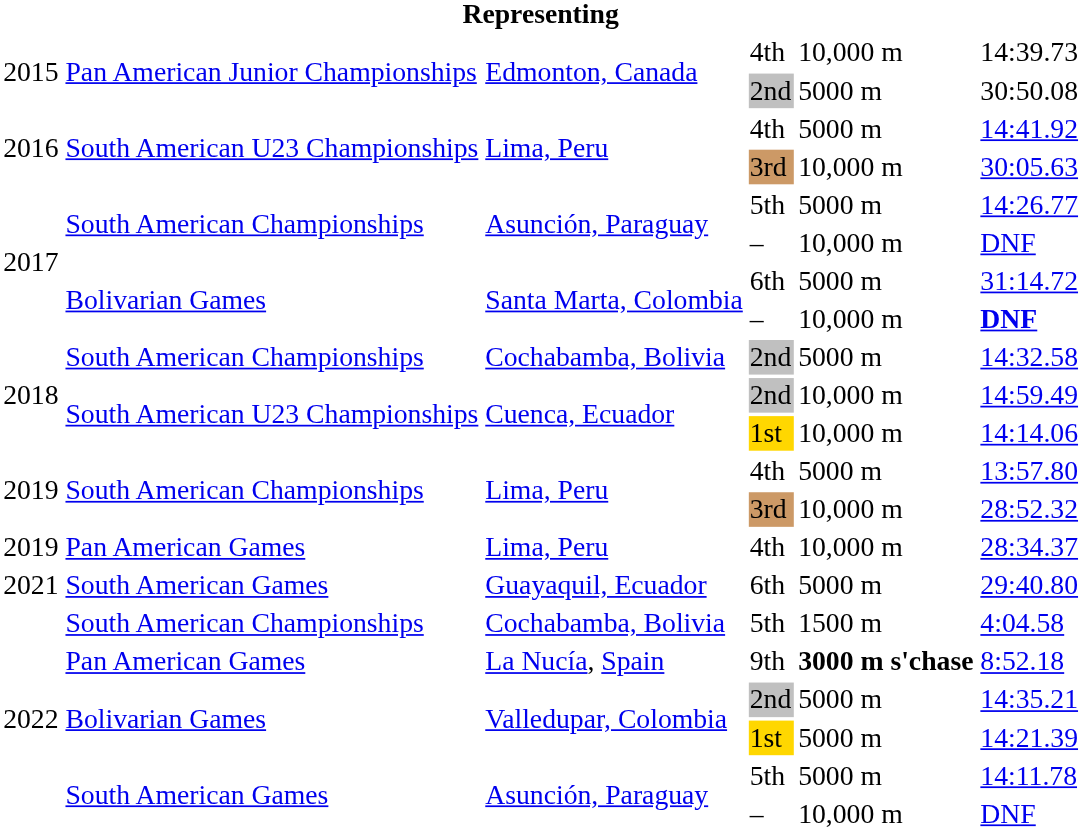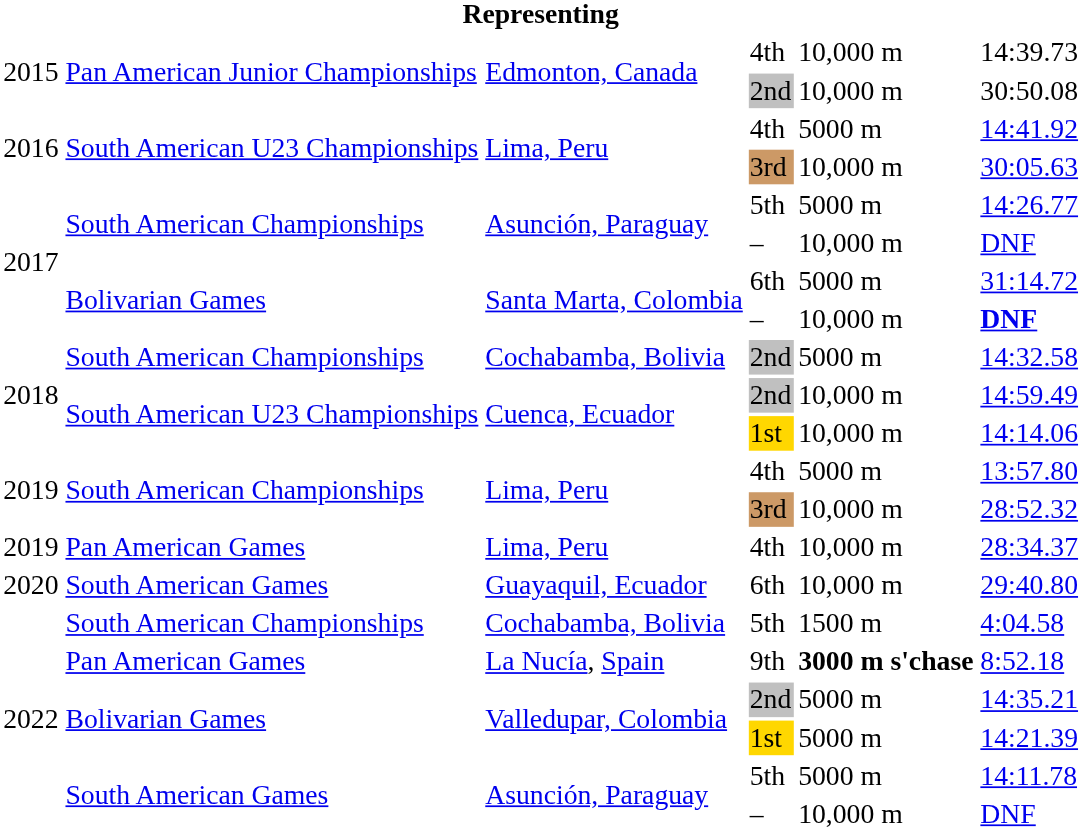(840, 90) 5000 m -> (850, 90) 10,000 m
(31, 585) 2021 -> (31, 585) 2020
(840, 585) 5000 m -> (850, 585) 10,000 m
